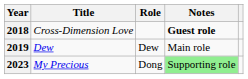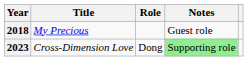(83, 30) Cross-Dimension Love -> (61, 30) My Precious
(191, 30) bold -> (190, 30) normal
- row: (18, 47)
(61, 64) My Precious -> (83, 47) Cross-Dimension Love
